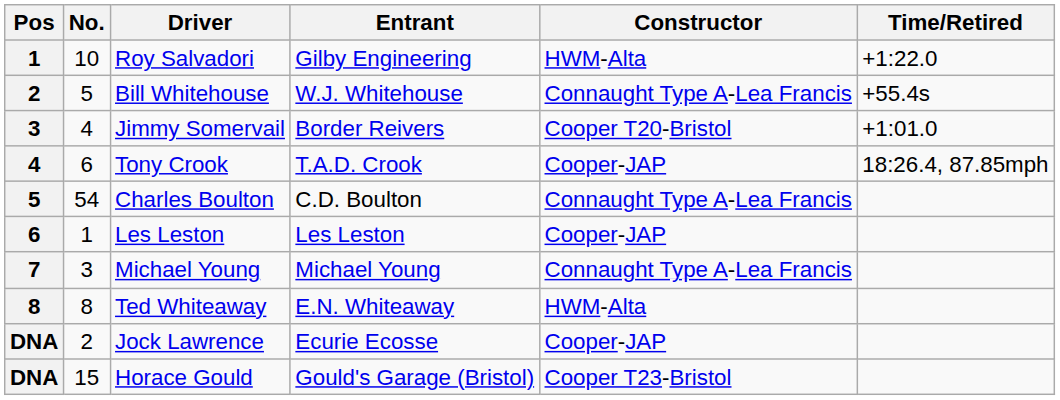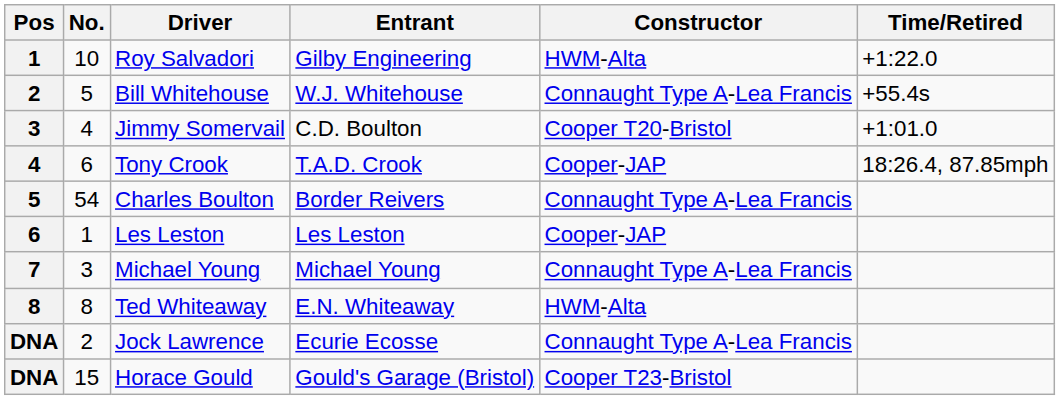(370, 129) Border Reivers -> (359, 129) C.D. Boulton
(359, 199) C.D. Boulton -> (370, 199) Border Reivers
(605, 341) Cooper-JAP -> (698, 341) Connaught Type A-Lea Francis
